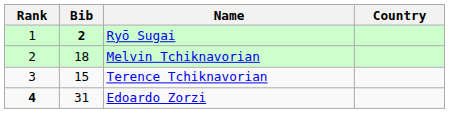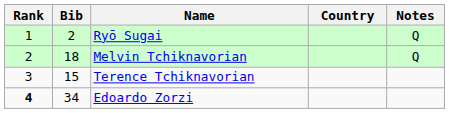+ column: (416, 15)
(82, 36) bold -> (71, 36) normal
(82, 98) 31 -> (71, 98) 34
